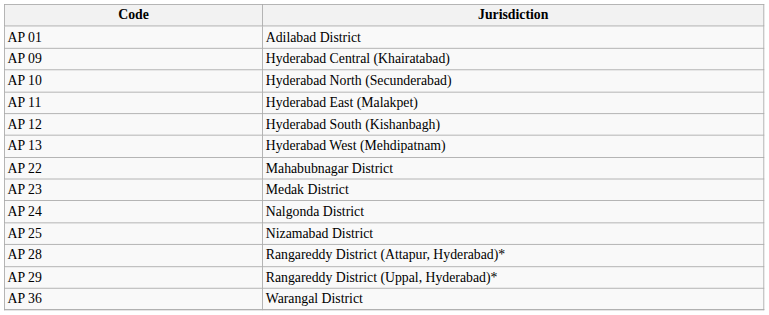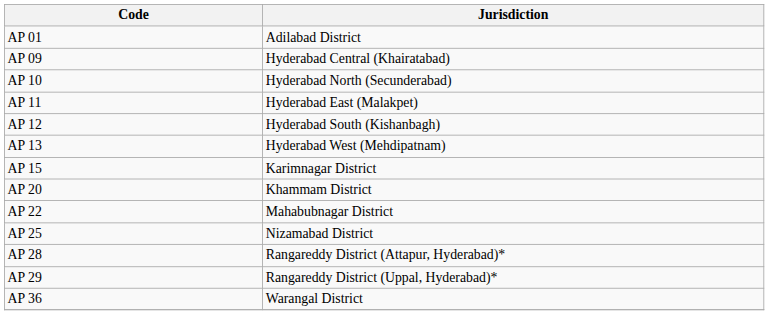+ row: (25, 168)
+ row: (25, 189)
- row: (25, 189)
- row: (25, 211)
